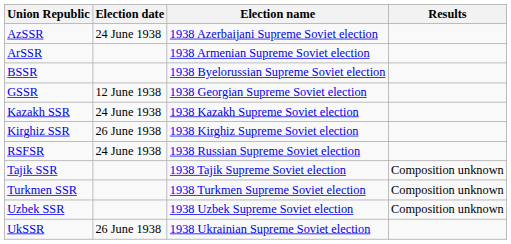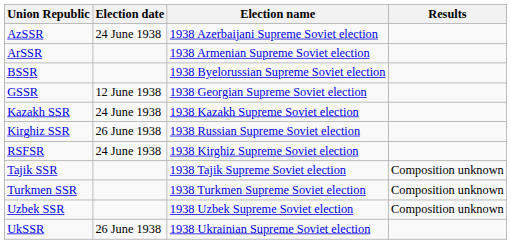(264, 131) 1938 Kirghiz Supreme Soviet election -> (265, 131) 1938 Russian Supreme Soviet election
(265, 151) 1938 Russian Supreme Soviet election -> (264, 151) 1938 Kirghiz Supreme Soviet election
